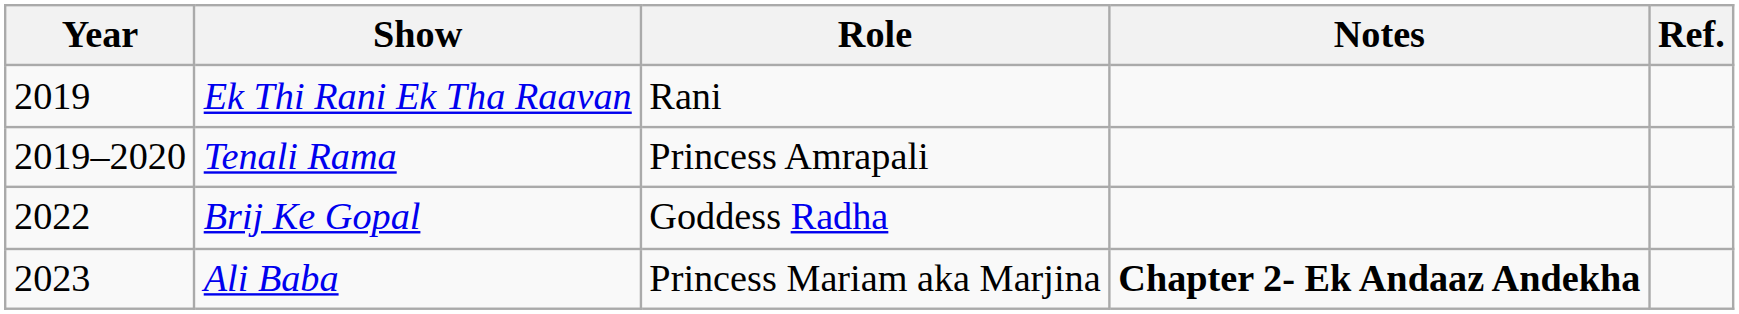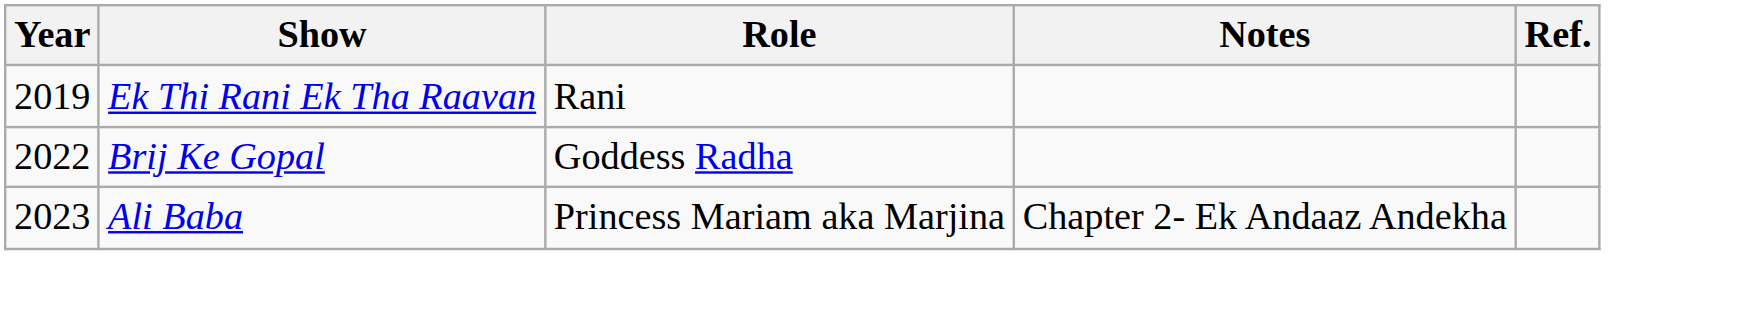- row: (300, 156)
(1379, 277) bold -> (1265, 216) normal
